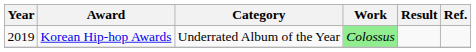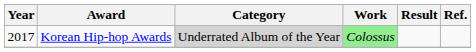(21, 36) 2019 -> (21, 36) 2017
(259, 36) no background -> (259, 36) lightgrey background
